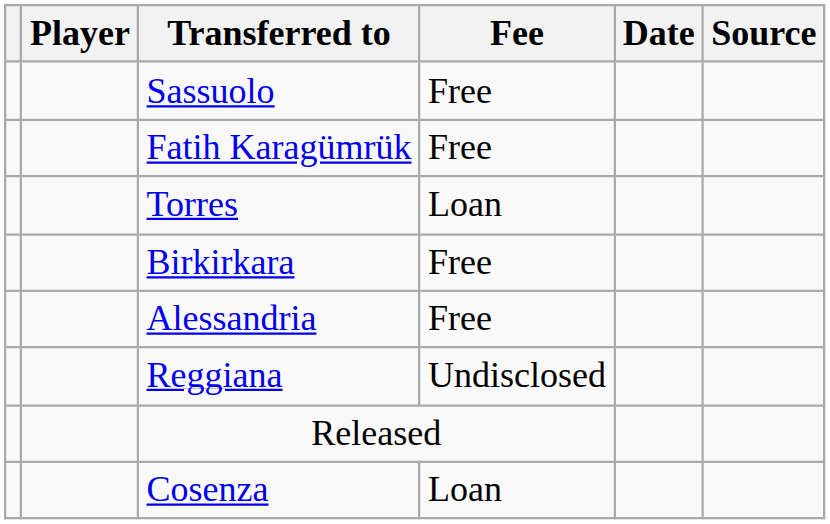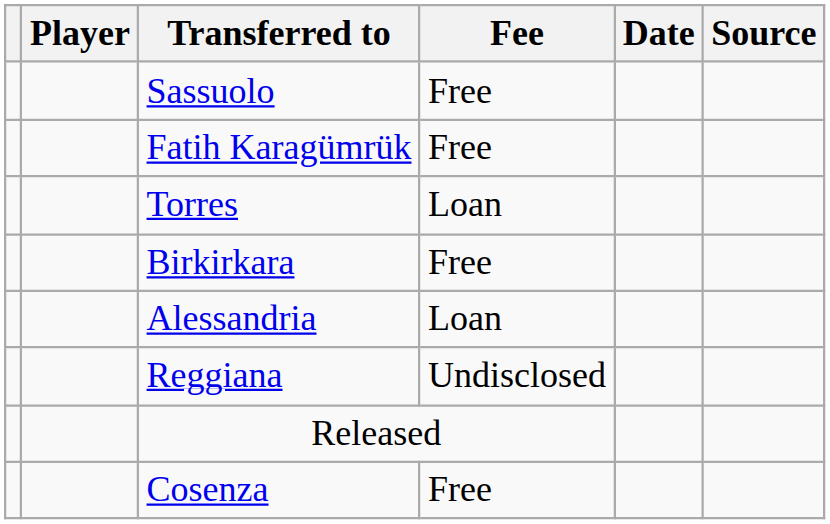(460, 318) Free -> (465, 318) Loan
(465, 489) Loan -> (460, 489) Free
